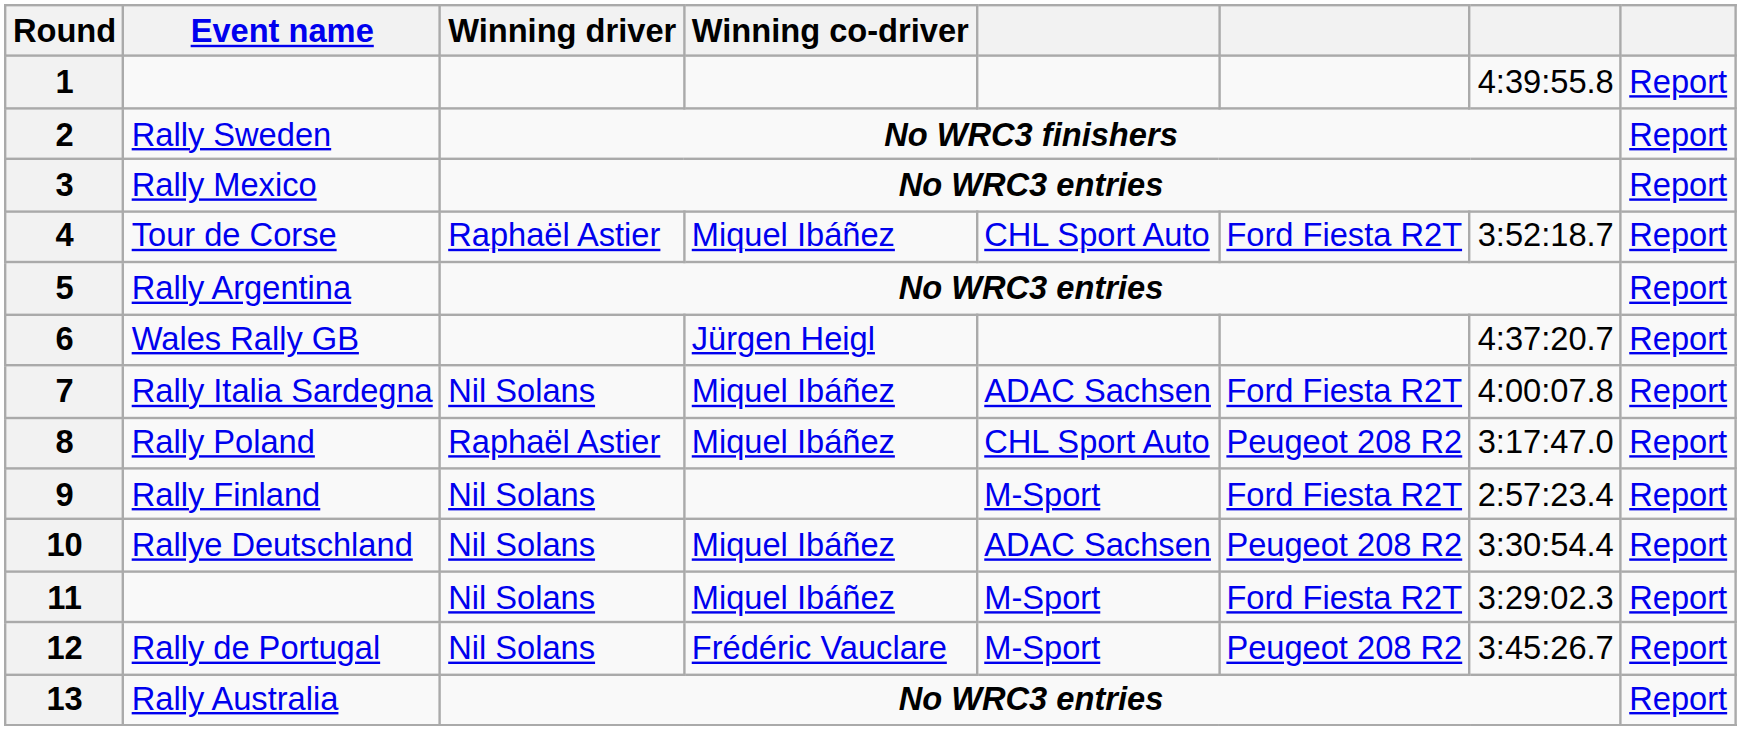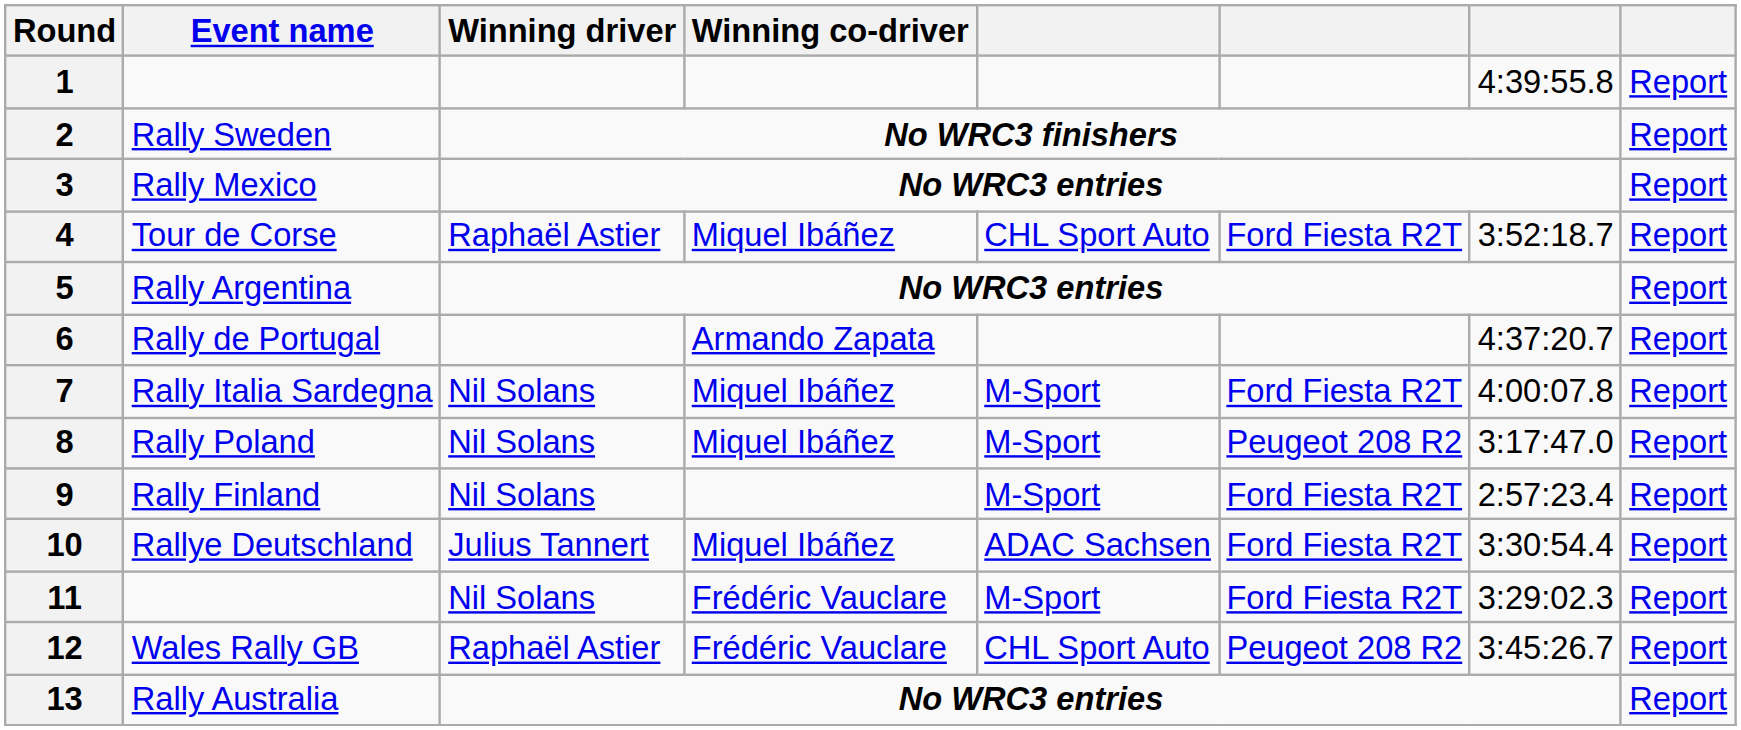(245, 339) Wales Rally GB -> (256, 339) Rally de Portugal
(783, 339) Jürgen Heigl -> (813, 339) Armando Zapata
(1098, 391) ADAC Sachsen -> (1042, 391) M-Sport
(554, 442) Raphaël Astier -> (522, 442) Nil Solans
(1097, 442) CHL Sport Auto -> (1042, 442) M-Sport
(522, 545) Nil Solans -> (549, 545) Julius Tannert
(1344, 545) Peugeot 208 R2 -> (1344, 545) Ford Fiesta R2T
(793, 596) Miquel Ibáñez -> (819, 596) Frédéric Vauclare
(256, 648) Rally de Portugal -> (245, 648) Wales Rally GB
(522, 648) Nil Solans -> (554, 648) Raphaël Astier
(1042, 648) M-Sport -> (1097, 648) CHL Sport Auto
